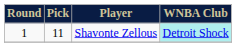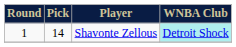(58, 32) 11 -> (58, 32) 14
